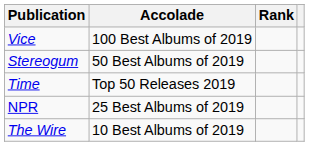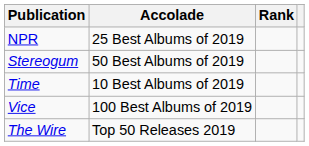rows swapped: (23, 107) <-> (22, 38)
(164, 84) Top 50 Releases 2019 -> (168, 84) 10 Best Albums of 2019
(168, 130) 10 Best Albums of 2019 -> (164, 130) Top 50 Releases 2019
